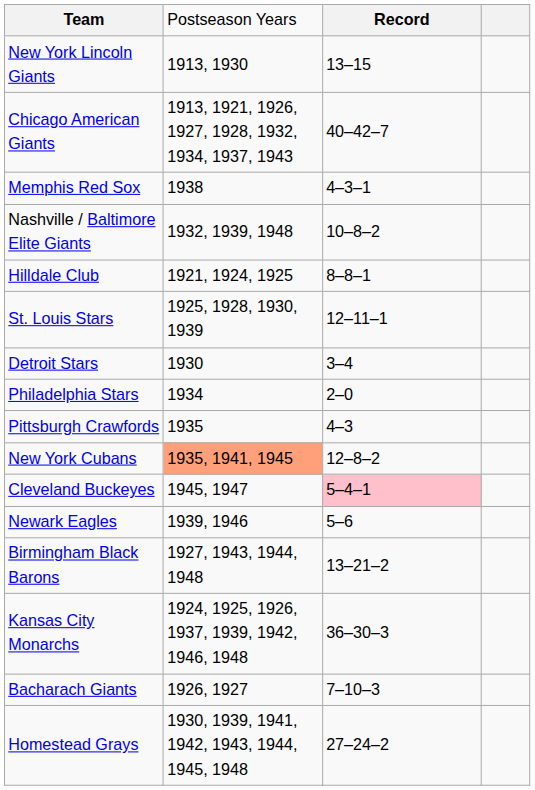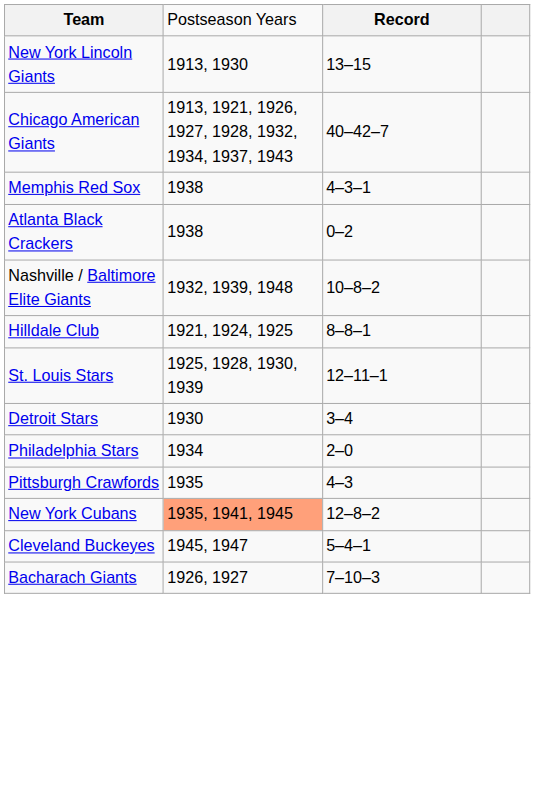+ row: (55, 231)
(349, 490) pink background -> (349, 546) no background
- row: (63, 521)
- row: (73, 565)
- row: (51, 633)
- row: (73, 745)
